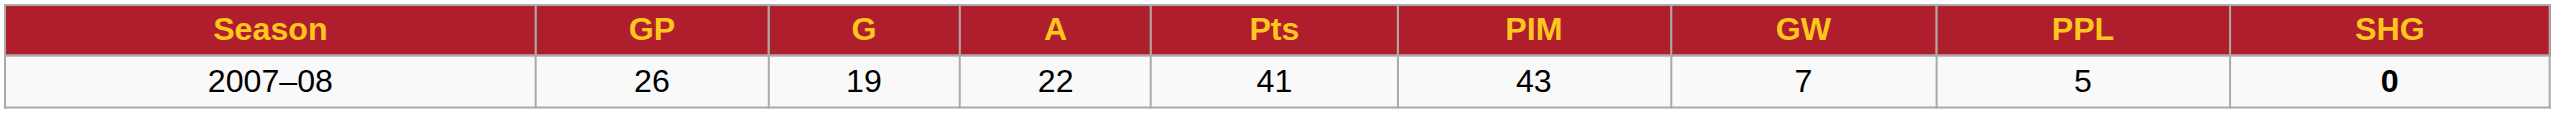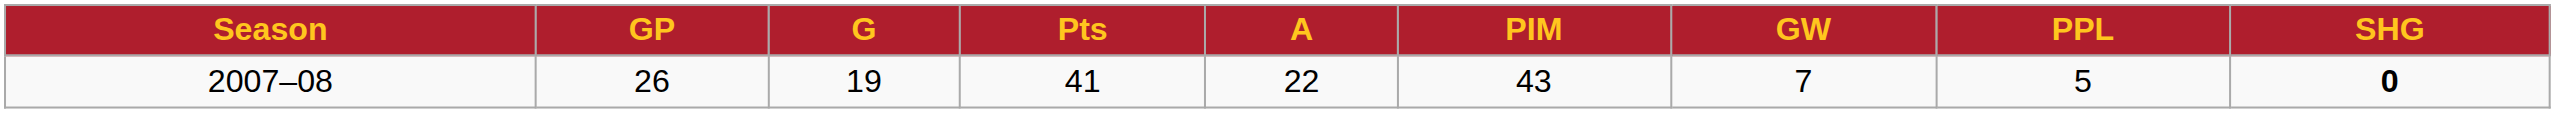columns swapped: (1056, 30) <-> (1274, 30)
